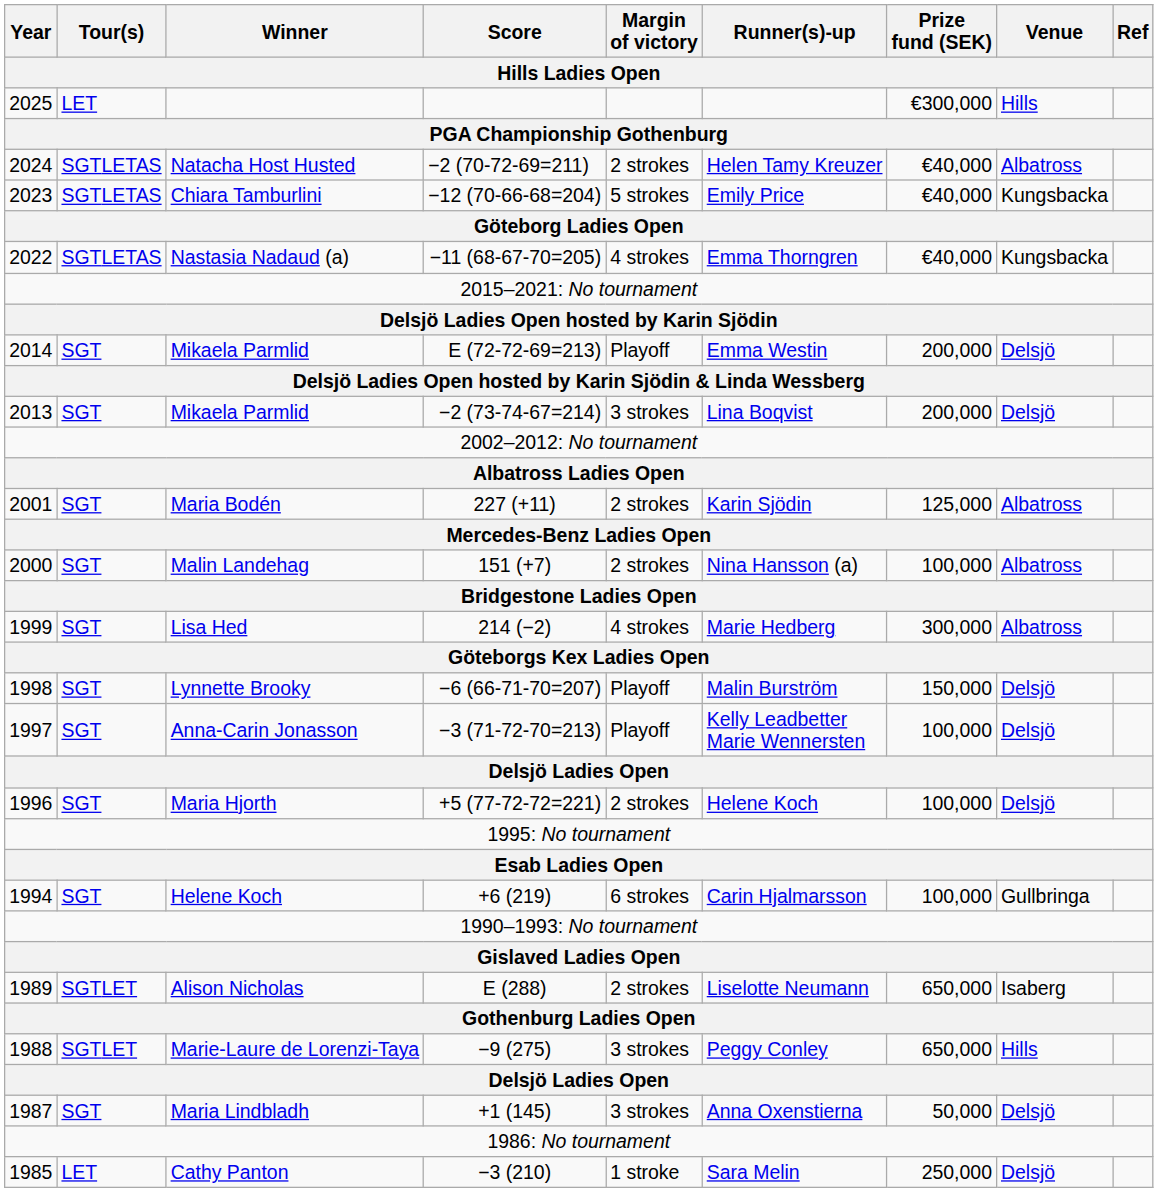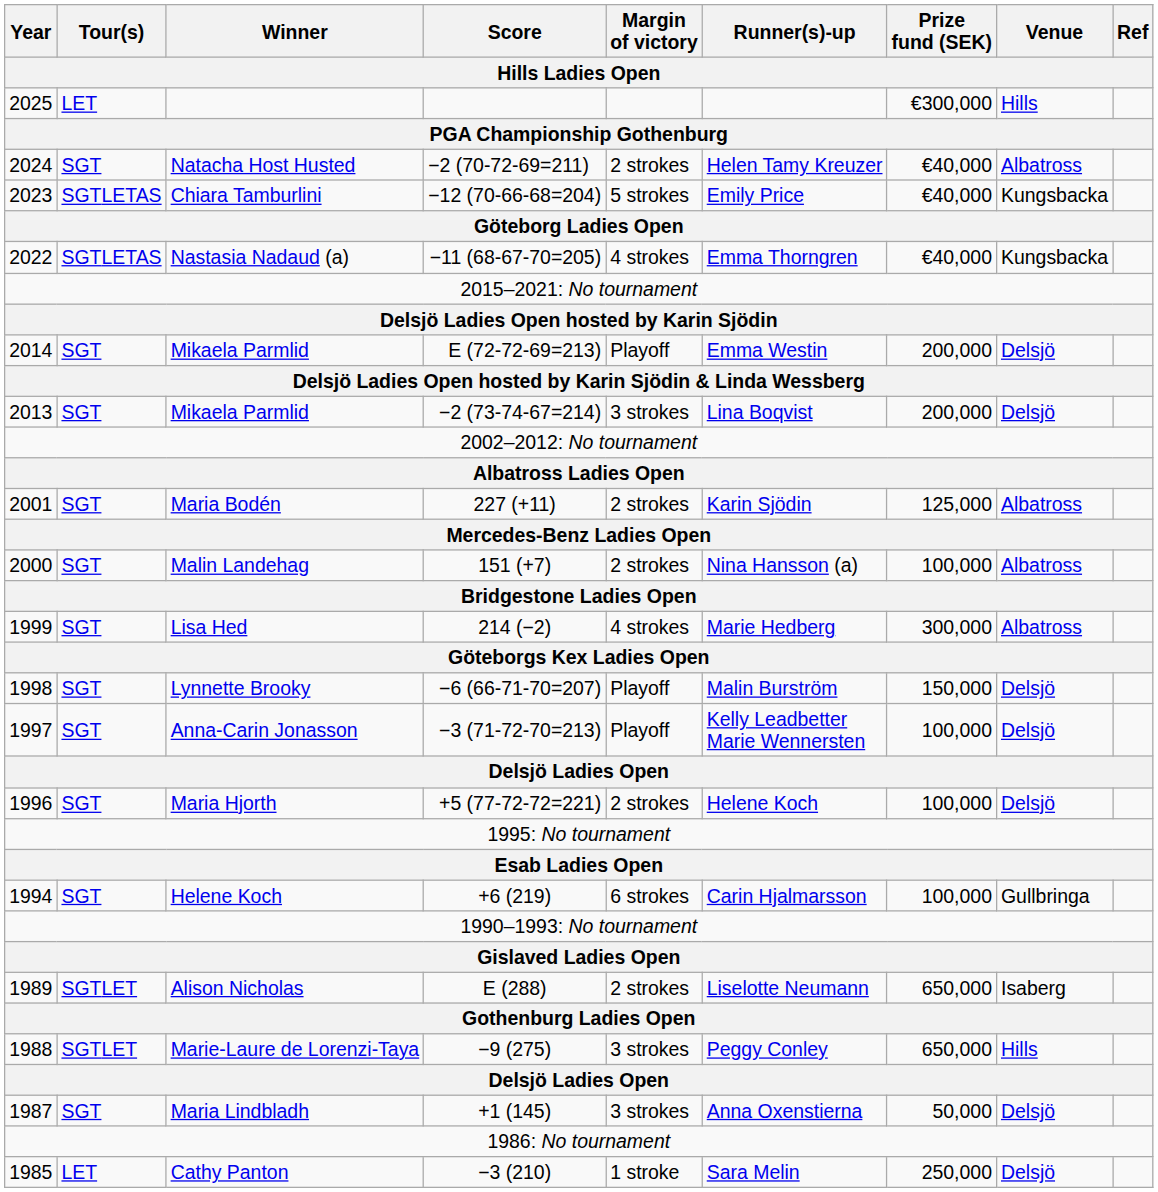(112, 165) SGTLETAS -> (81, 165) SGT
